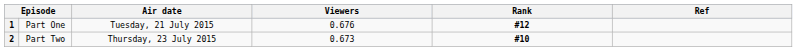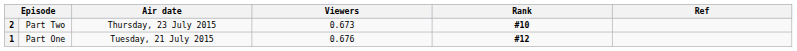rows swapped: (12, 25) <-> (12, 39)
